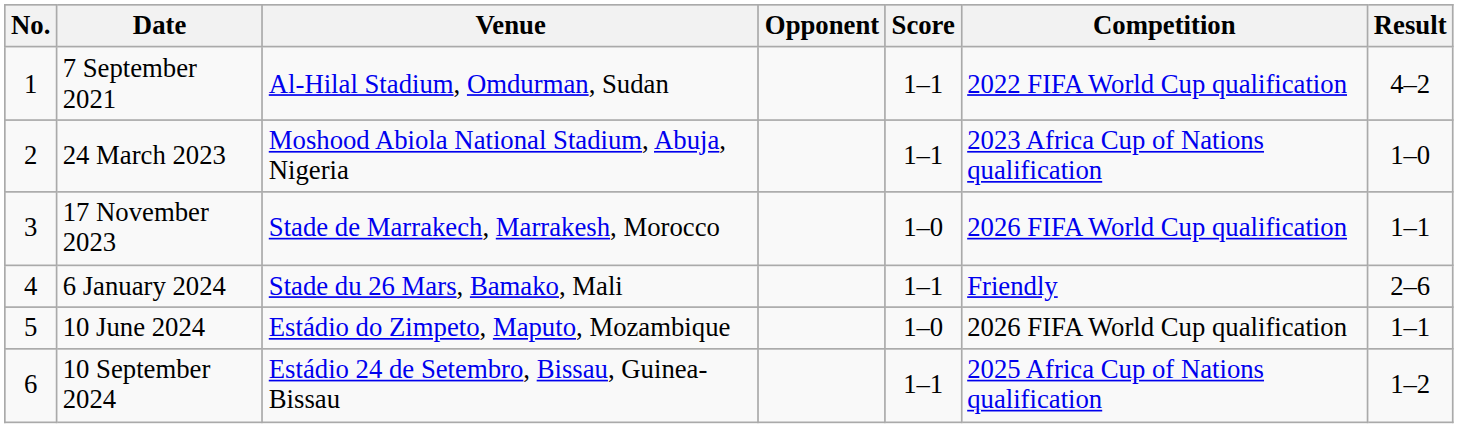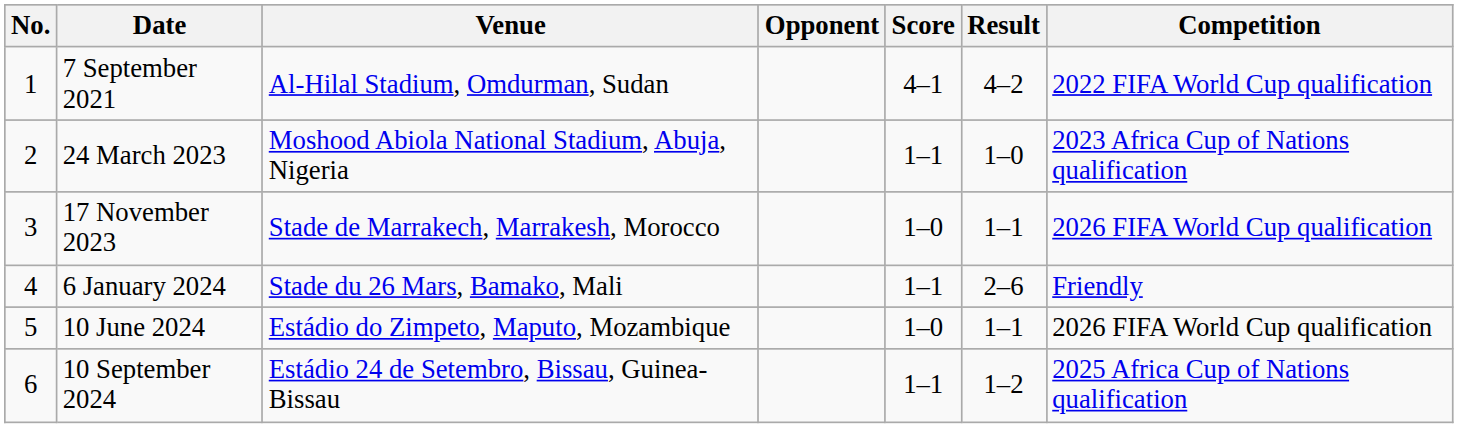columns swapped: (1410, 25) <-> (1164, 25)
(923, 83) 1–1 -> (923, 83) 4–1
